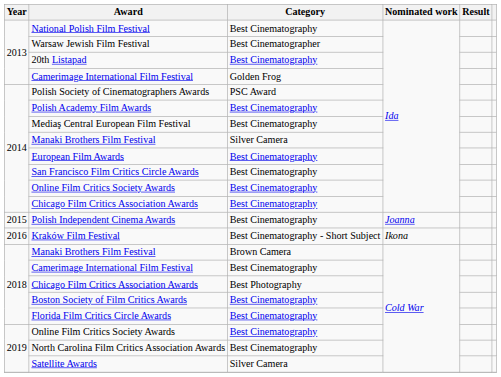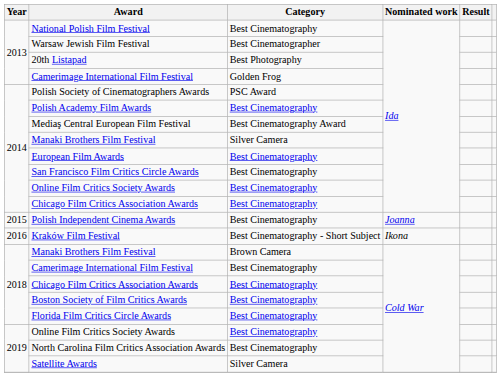(274, 60) Best Cinematography -> (266, 60) Best Photography
(274, 124) Best Cinematography -> (288, 124) Best Cinematography Award
(266, 284) Best Photography -> (274, 284) Best Cinematography
